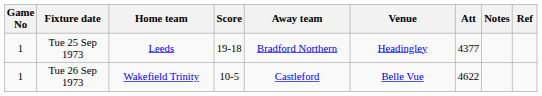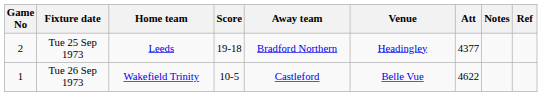(20, 48) 1 -> (20, 48) 2
